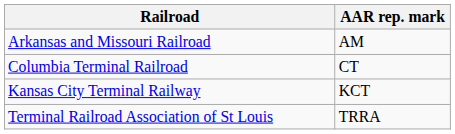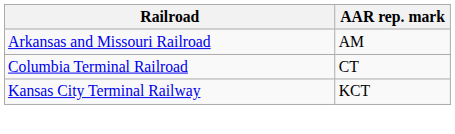- row: (141, 116)
